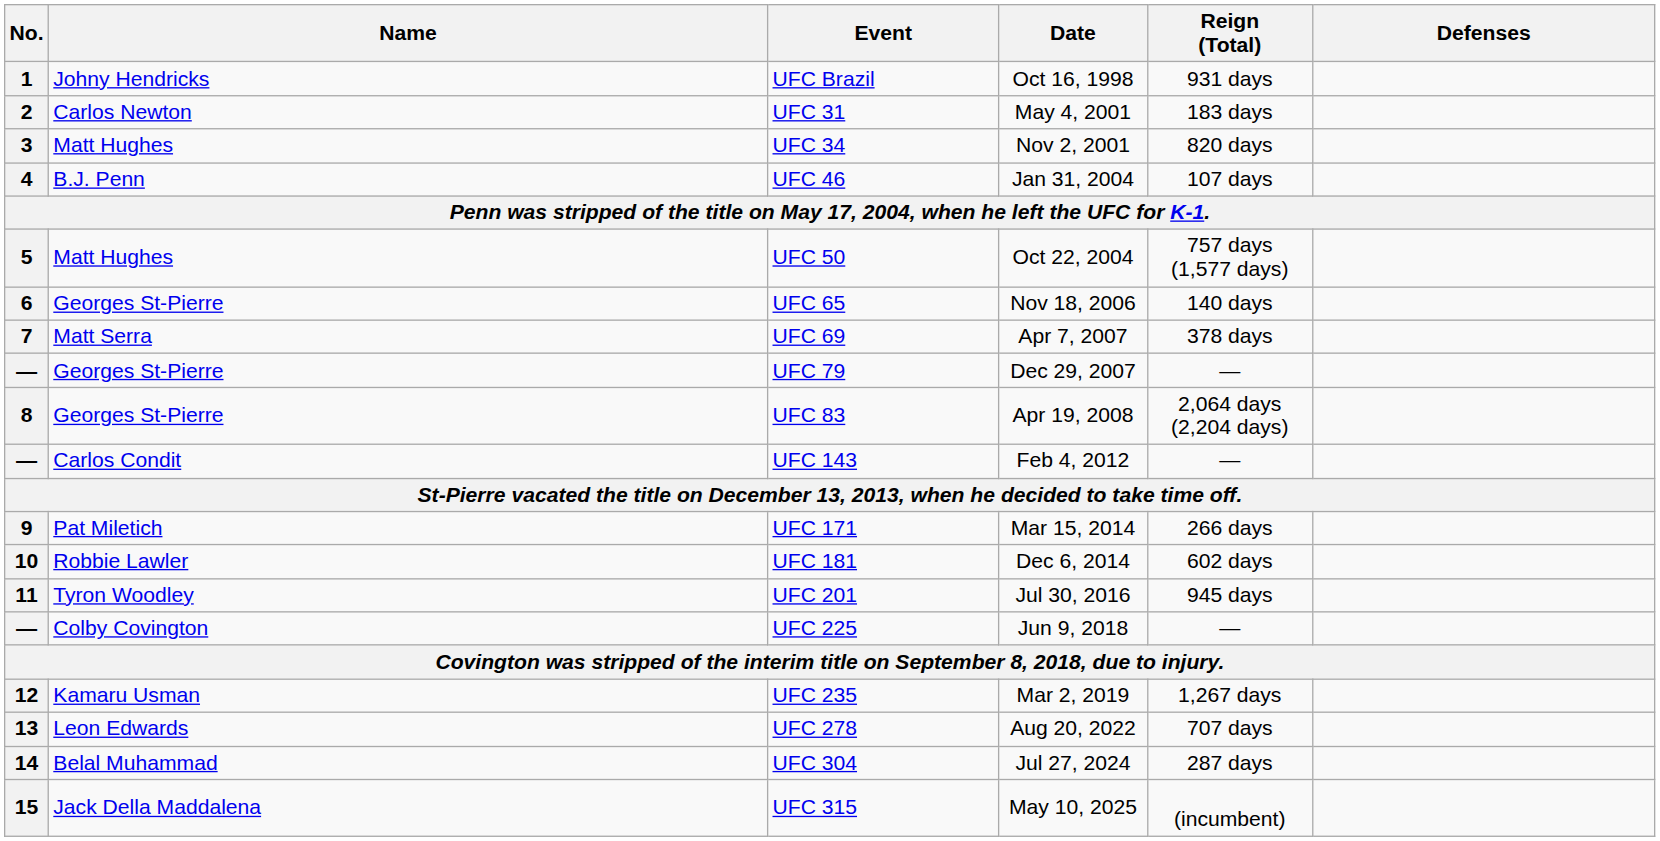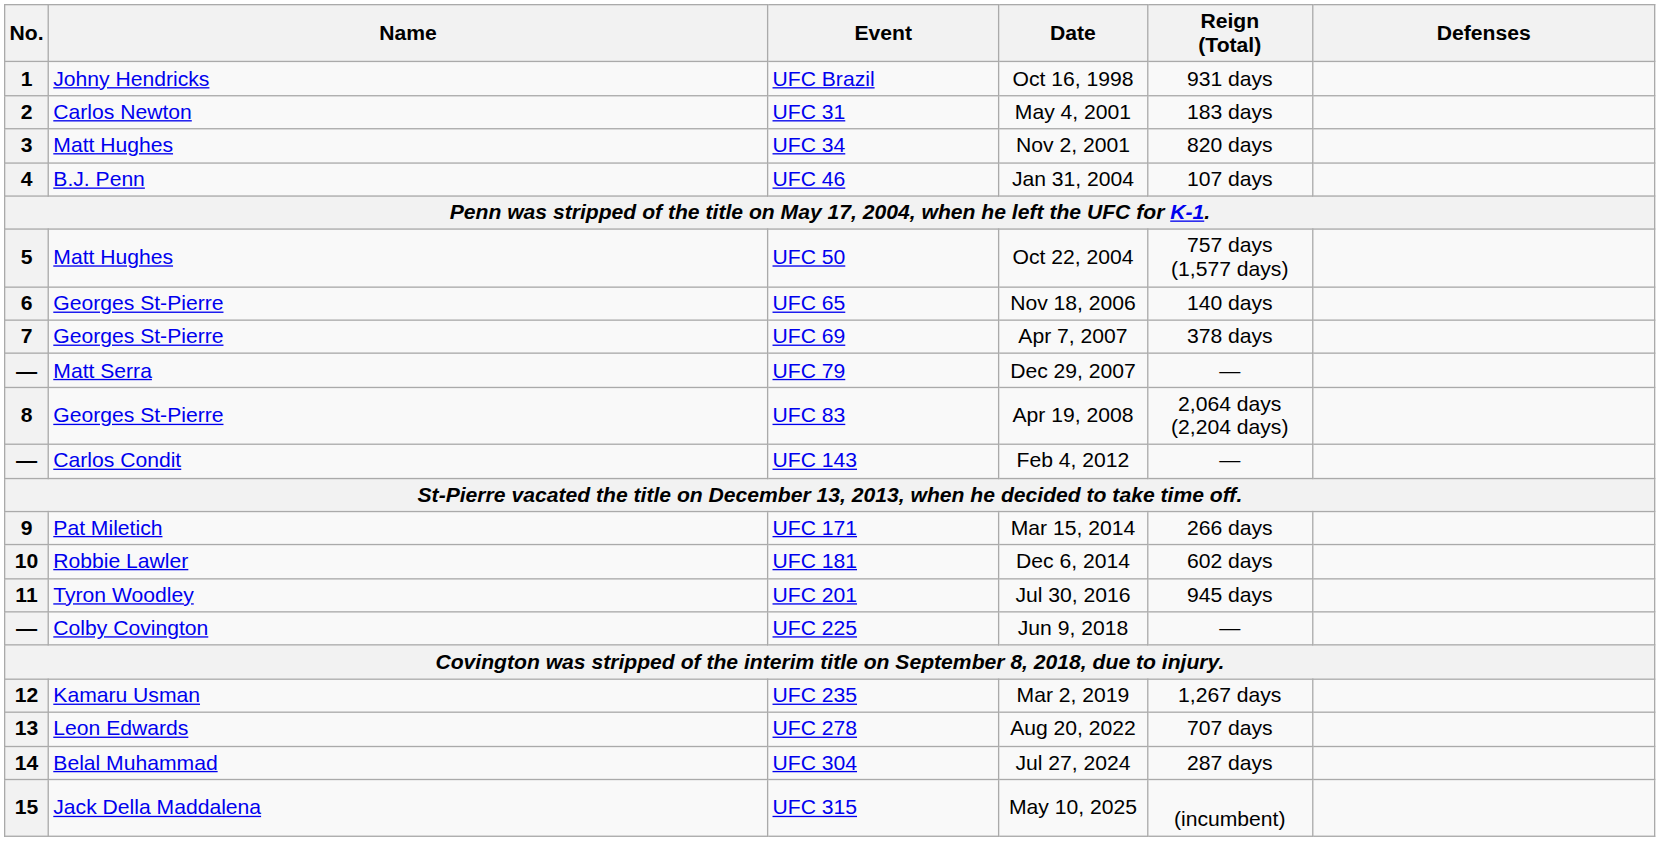(103, 336) Matt Serra -> (138, 336) Georges St-Pierre
(138, 370) Georges St-Pierre -> (103, 370) Matt Serra
